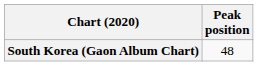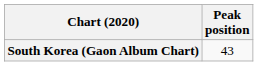(227, 50) 48 -> (227, 50) 43
